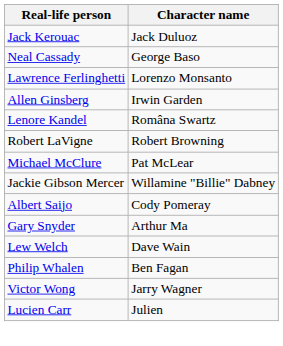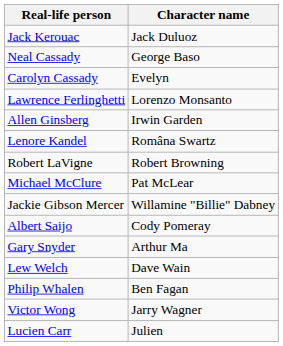+ row: (53, 78)
